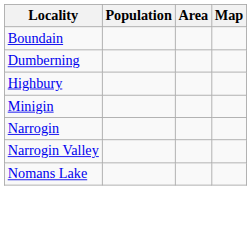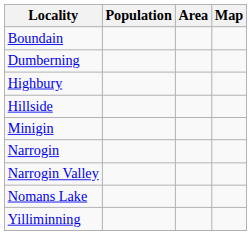+ row: (30, 106)
+ row: (44, 219)
